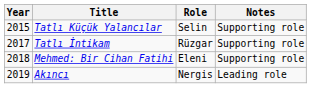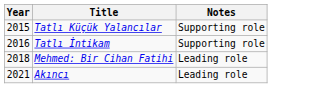- column: (195, 12)
(18, 44) 2017 -> (18, 44) 2016
(261, 59) Supporting role -> (213, 59) Leading role
(18, 75) 2019 -> (18, 75) 2021
